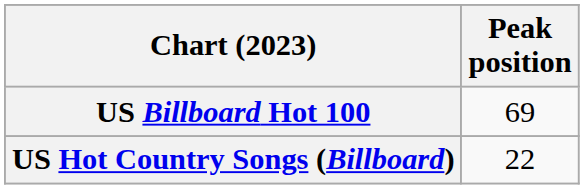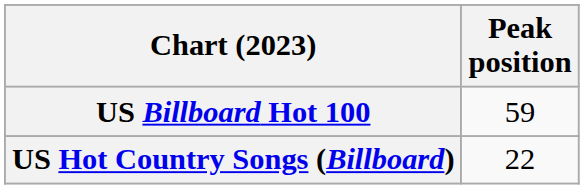(520, 111) 69 -> (520, 111) 59
